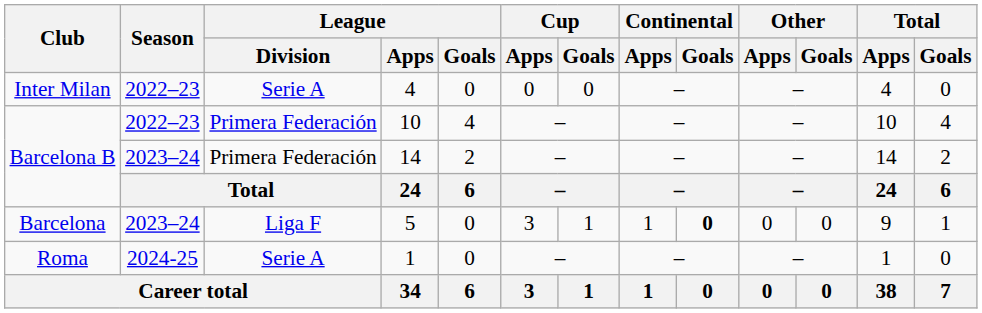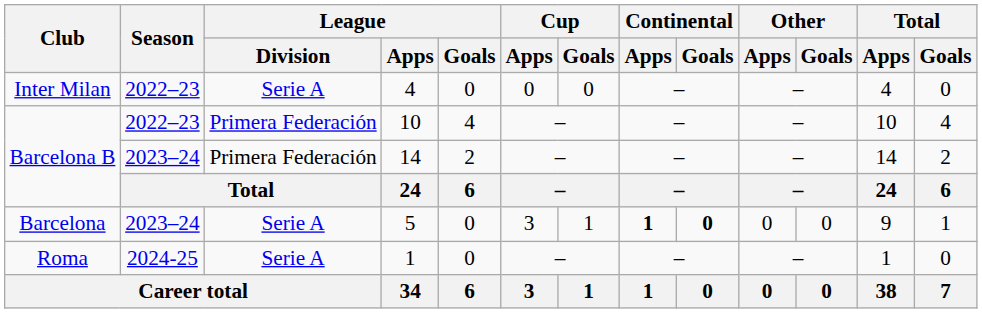(293, 223) Liga F -> (293, 223) Serie A
(648, 223) normal -> (648, 223) bold
